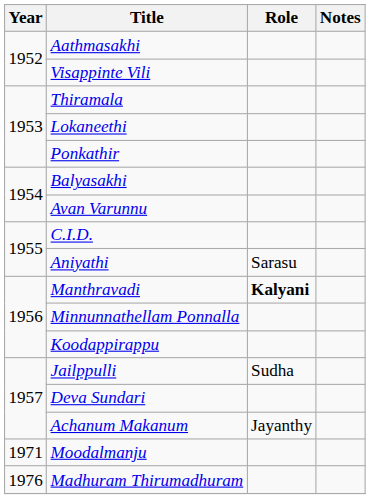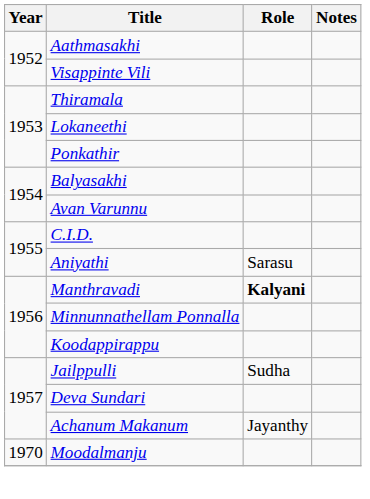(26, 452) 1971 -> (26, 452) 1970
- row: (147, 479)
